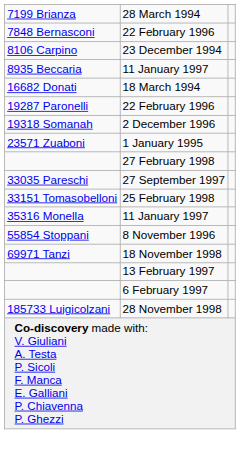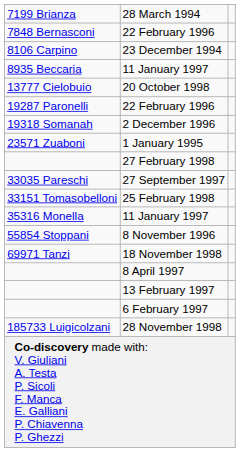+ row: (49, 88)
- row: (42, 88)
+ row: (62, 272)
